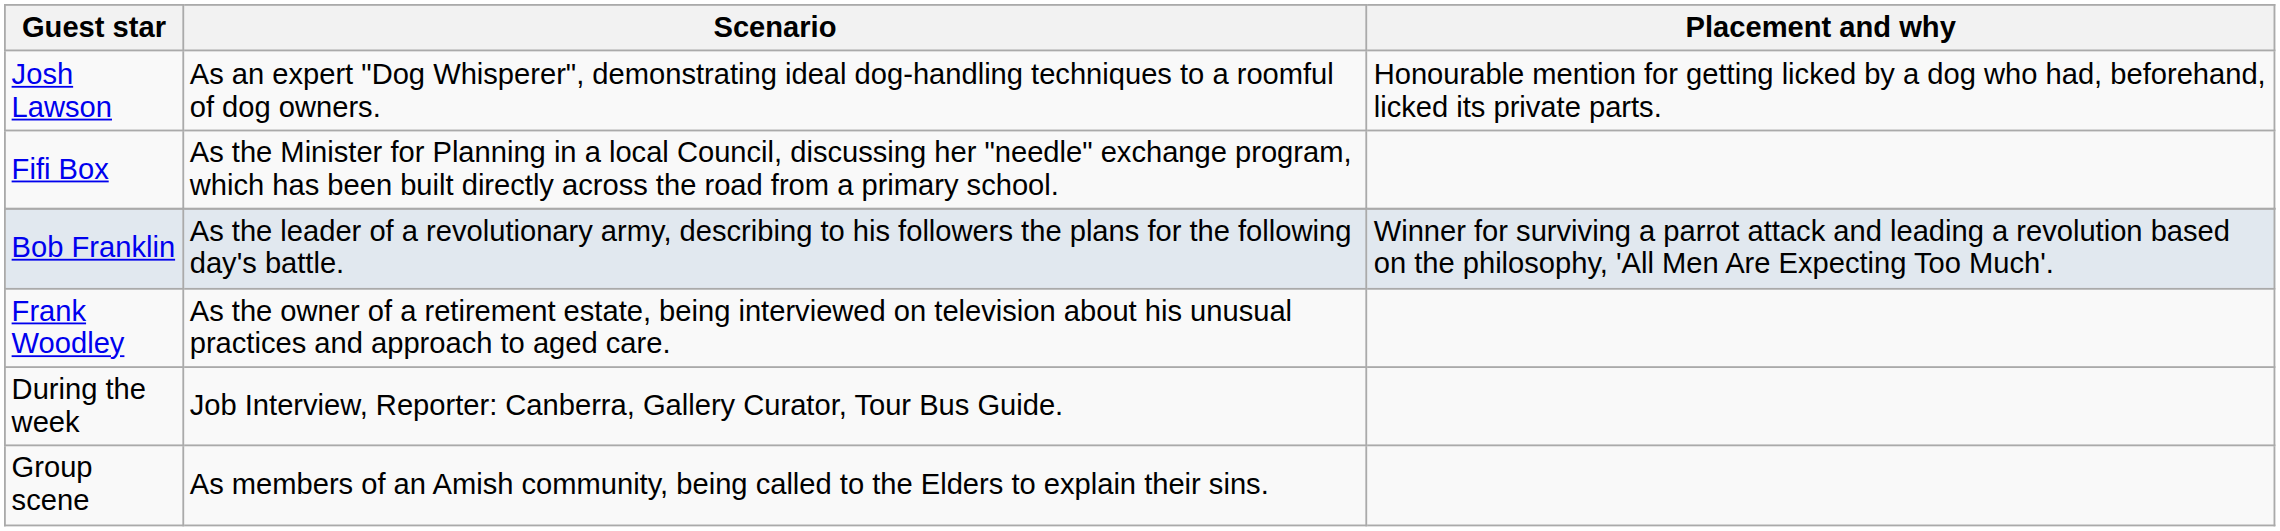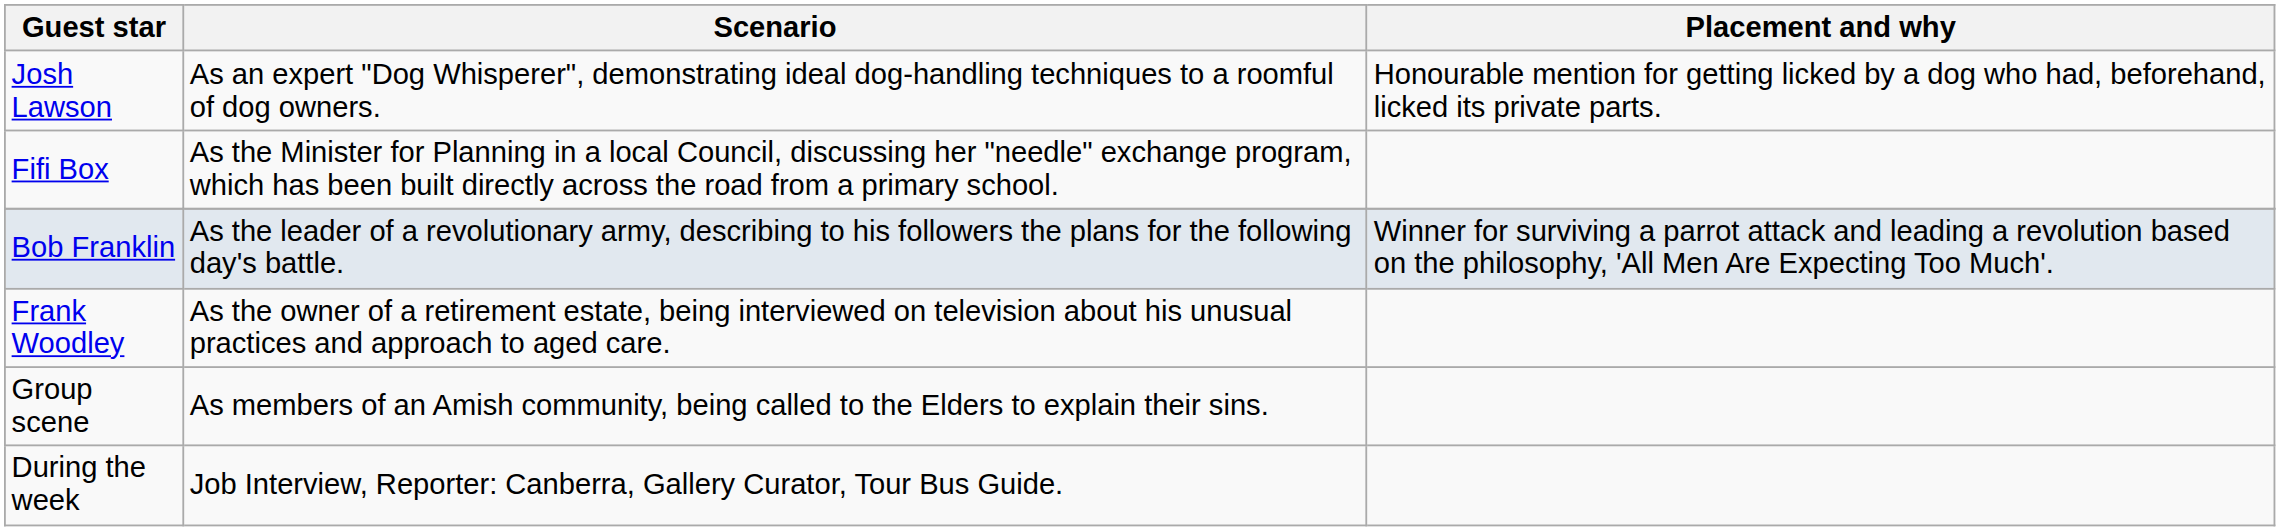rows swapped: (79, 405) <-> (52, 484)
